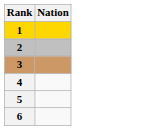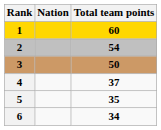+ column: (114, 13)
